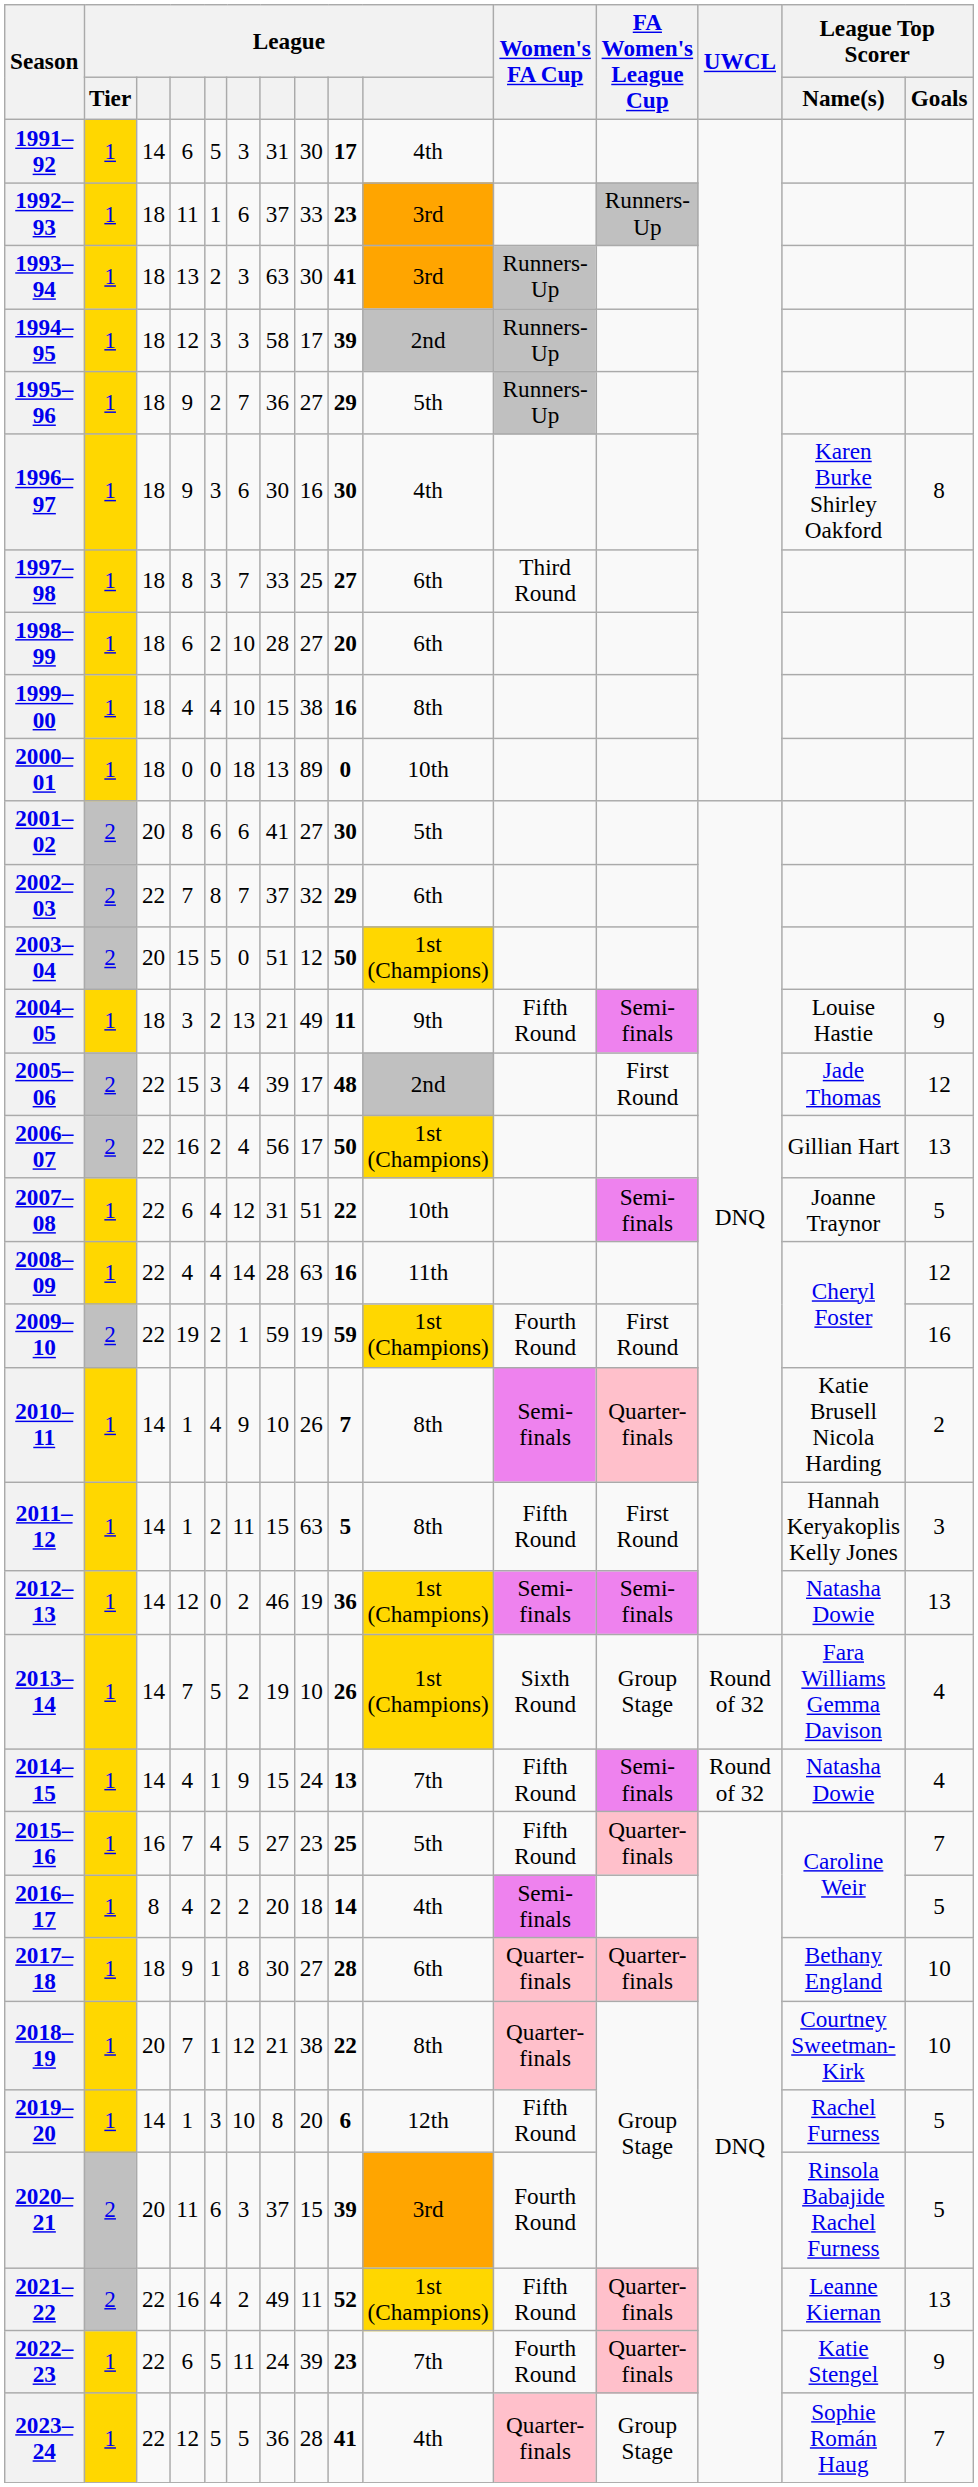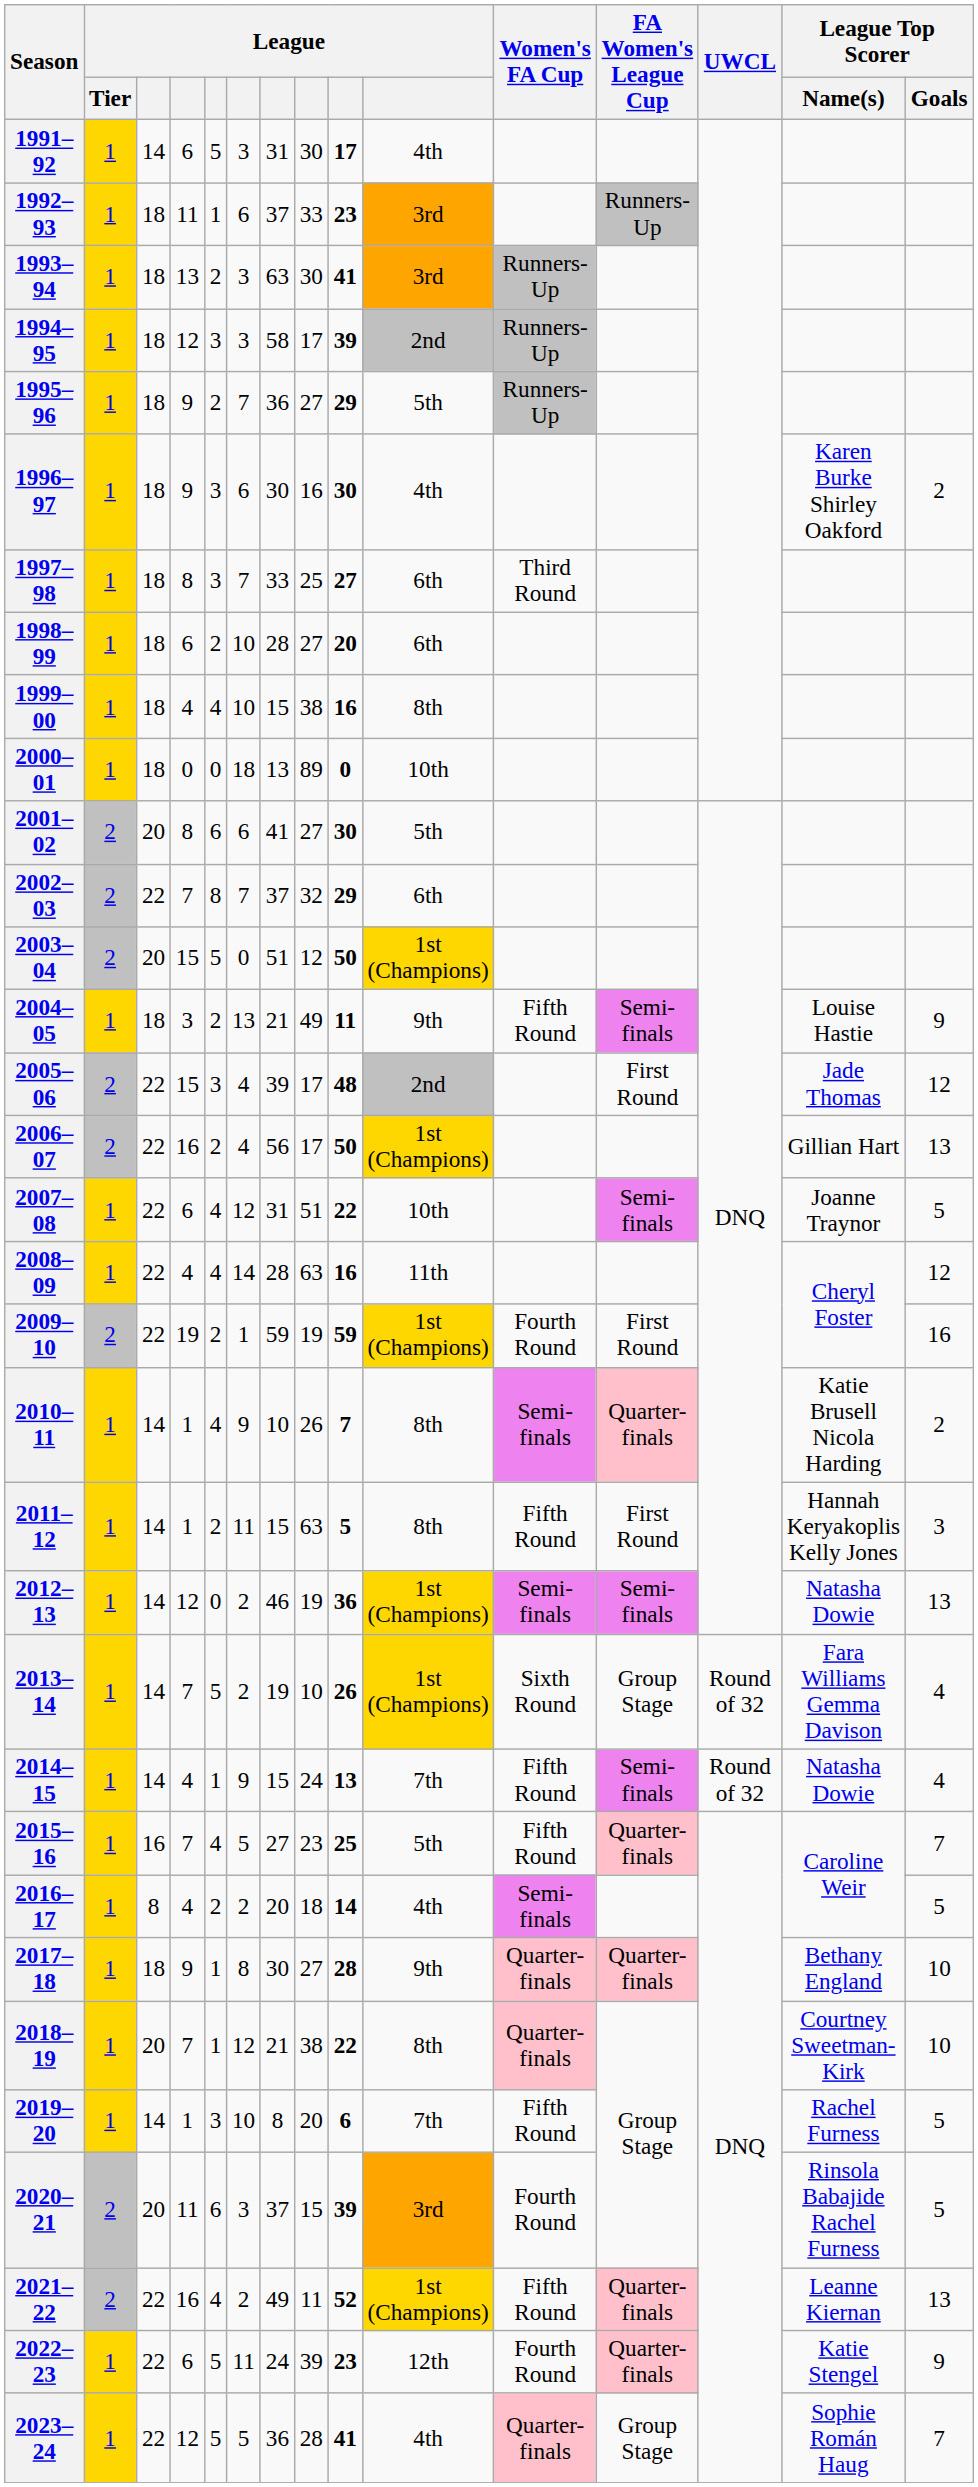(939, 491) 8 -> (939, 491) 2
(428, 1968) 6th -> (428, 1968) 9th
(428, 2120) 12th -> (428, 2120) 7th
(428, 2361) 7th -> (428, 2361) 12th
